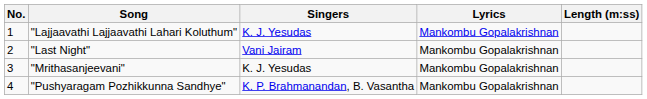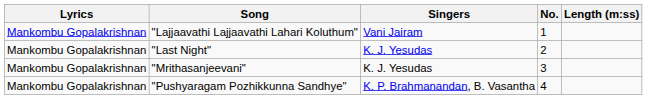columns swapped: (16, 14) <-> (489, 14)
(277, 32) K. J. Yesudas -> (393, 32) Vani Jairam
(272, 50) Vani Jairam -> (398, 50) K. J. Yesudas
